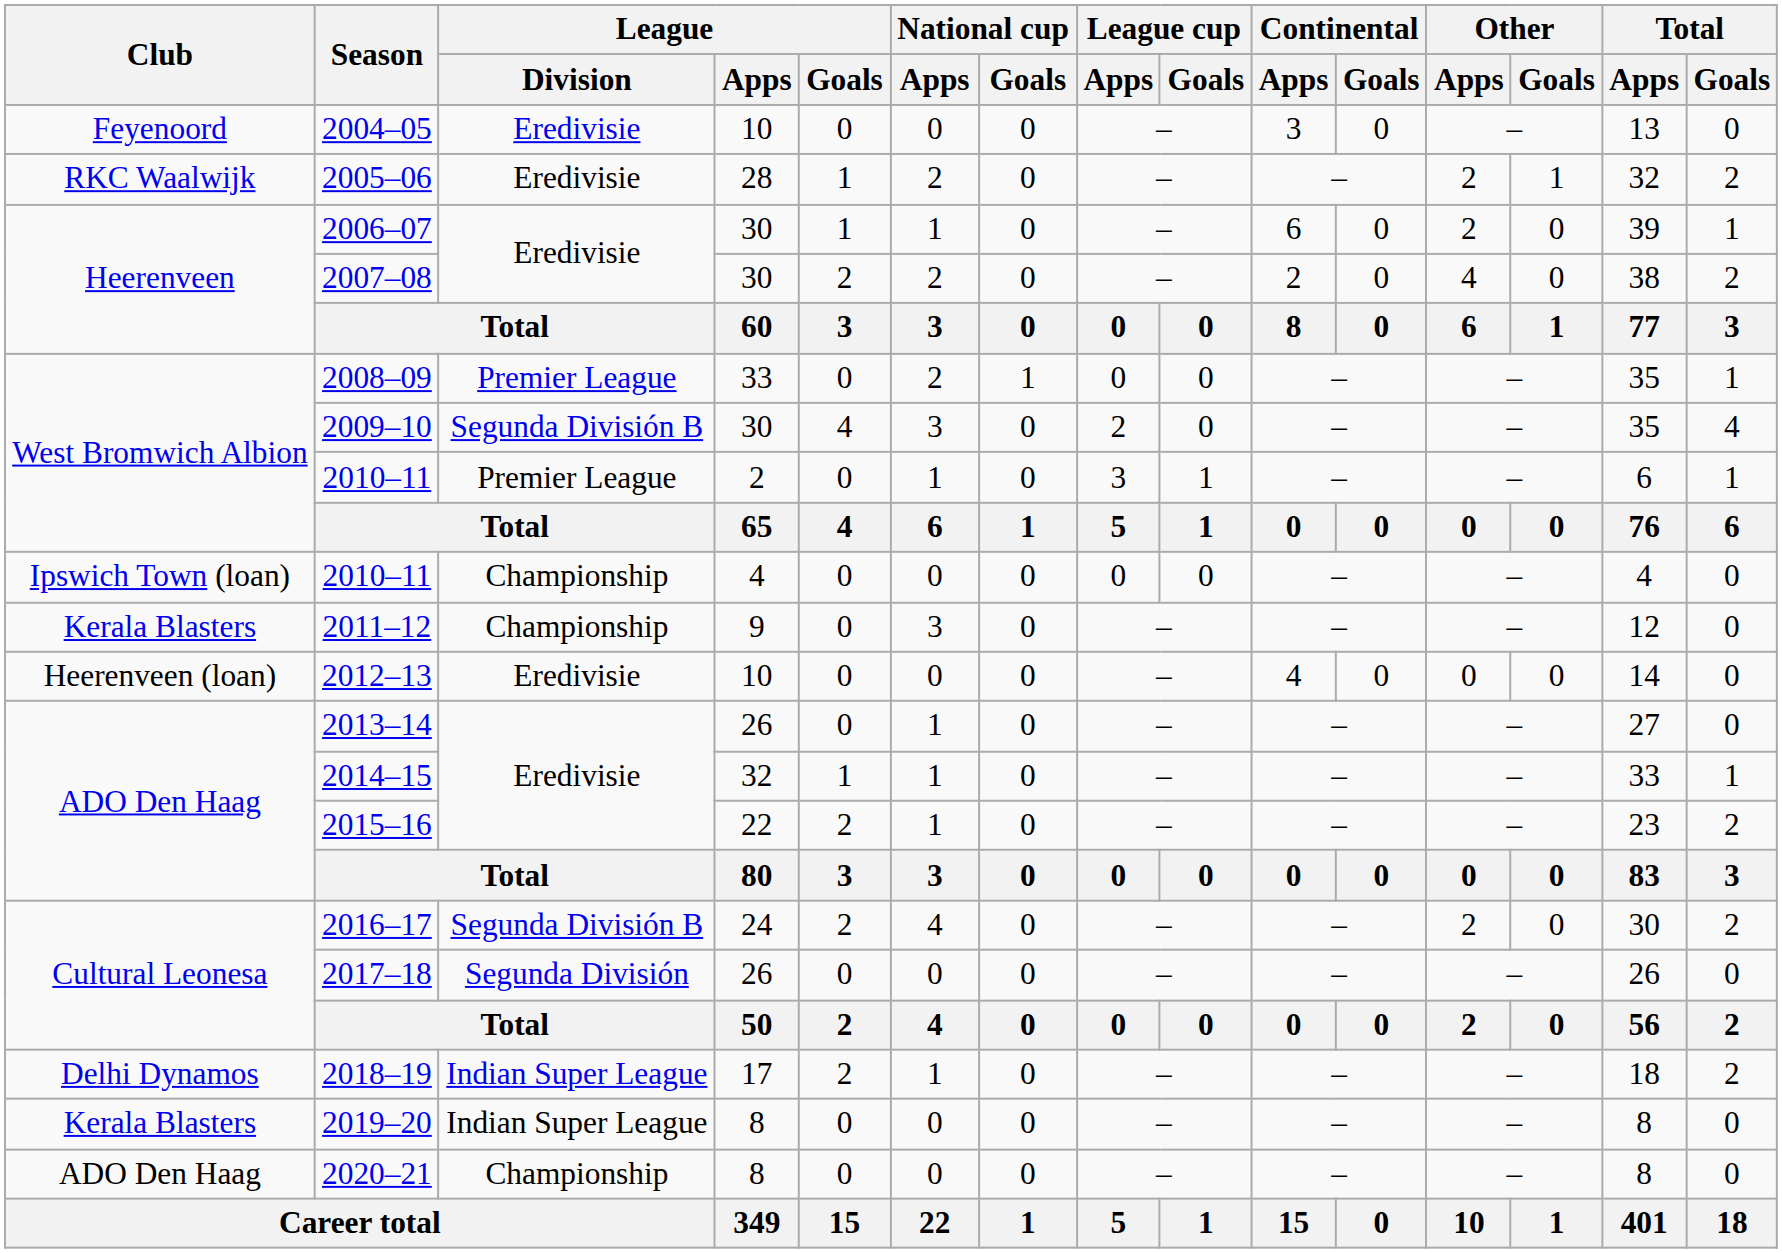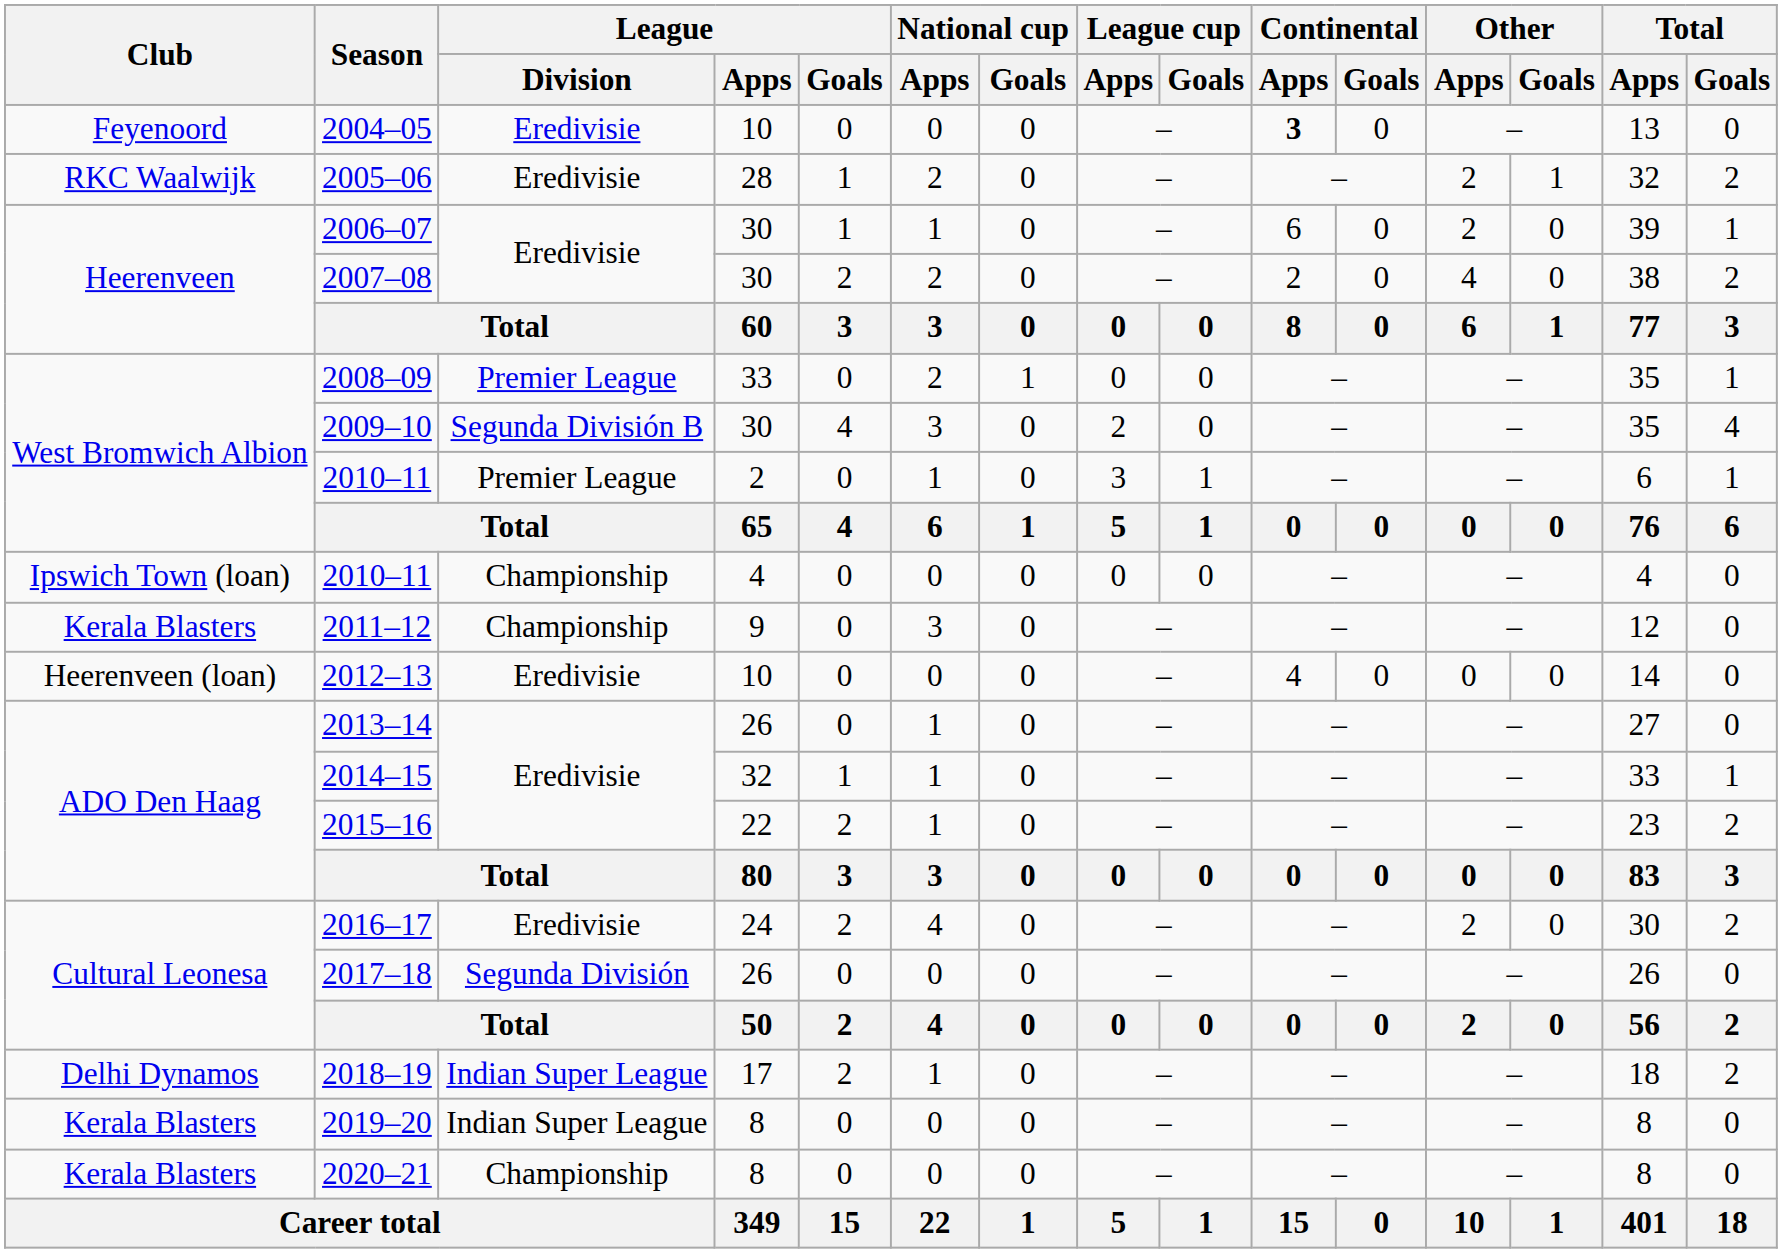(1294, 128) normal -> (1294, 128) bold
(577, 924) Segunda División B -> (577, 924) Eredivisie
(160, 1173) ADO Den Haag -> (160, 1173) Kerala Blasters
